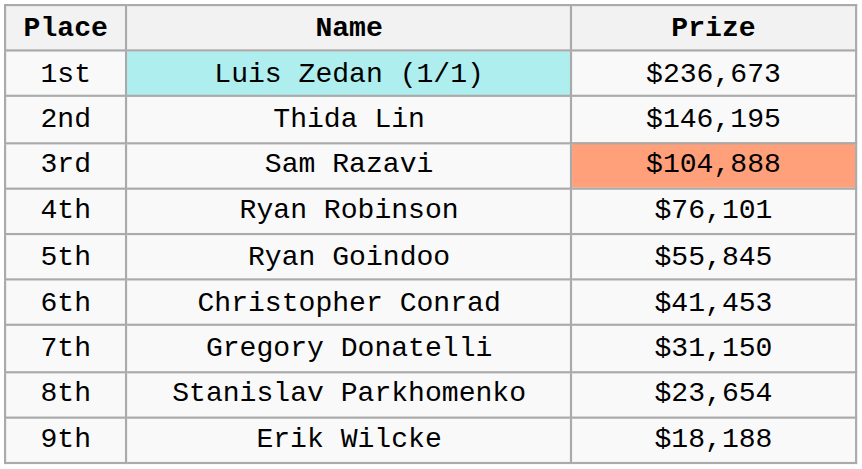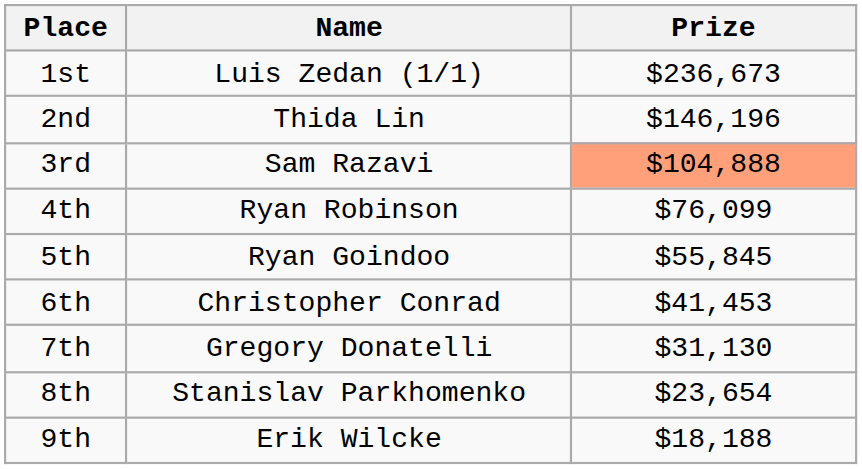(349, 74) paleturquoise background -> (349, 74) no background
(713, 119) $146,195 -> (713, 119) $146,196
(713, 211) $76,101 -> (713, 211) $76,099
(713, 348) $31,150 -> (713, 348) $31,130
